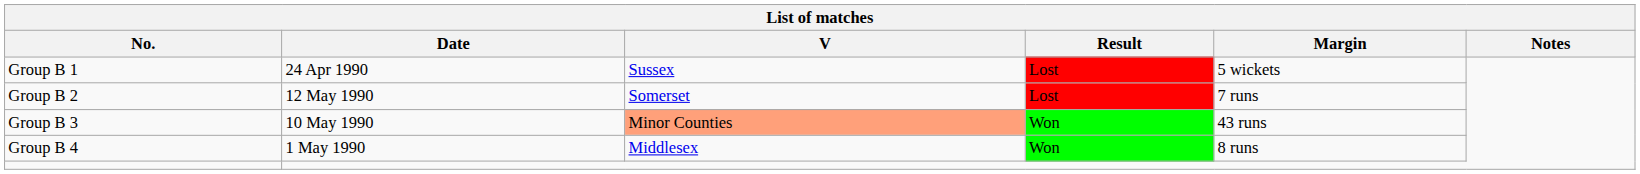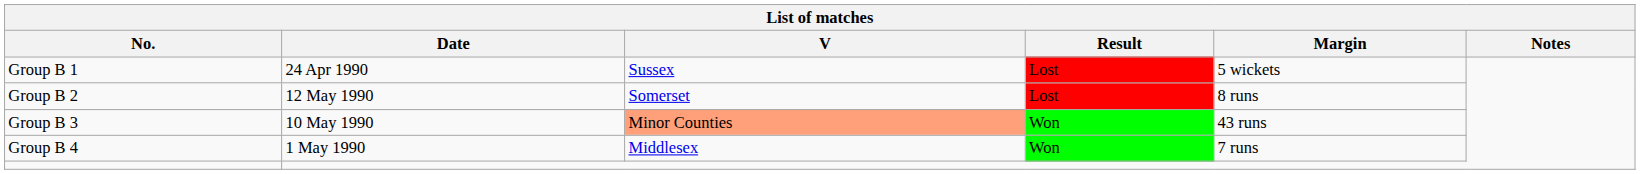(1238, 95) 7 runs -> (1238, 95) 8 runs
(1238, 148) 8 runs -> (1238, 148) 7 runs
